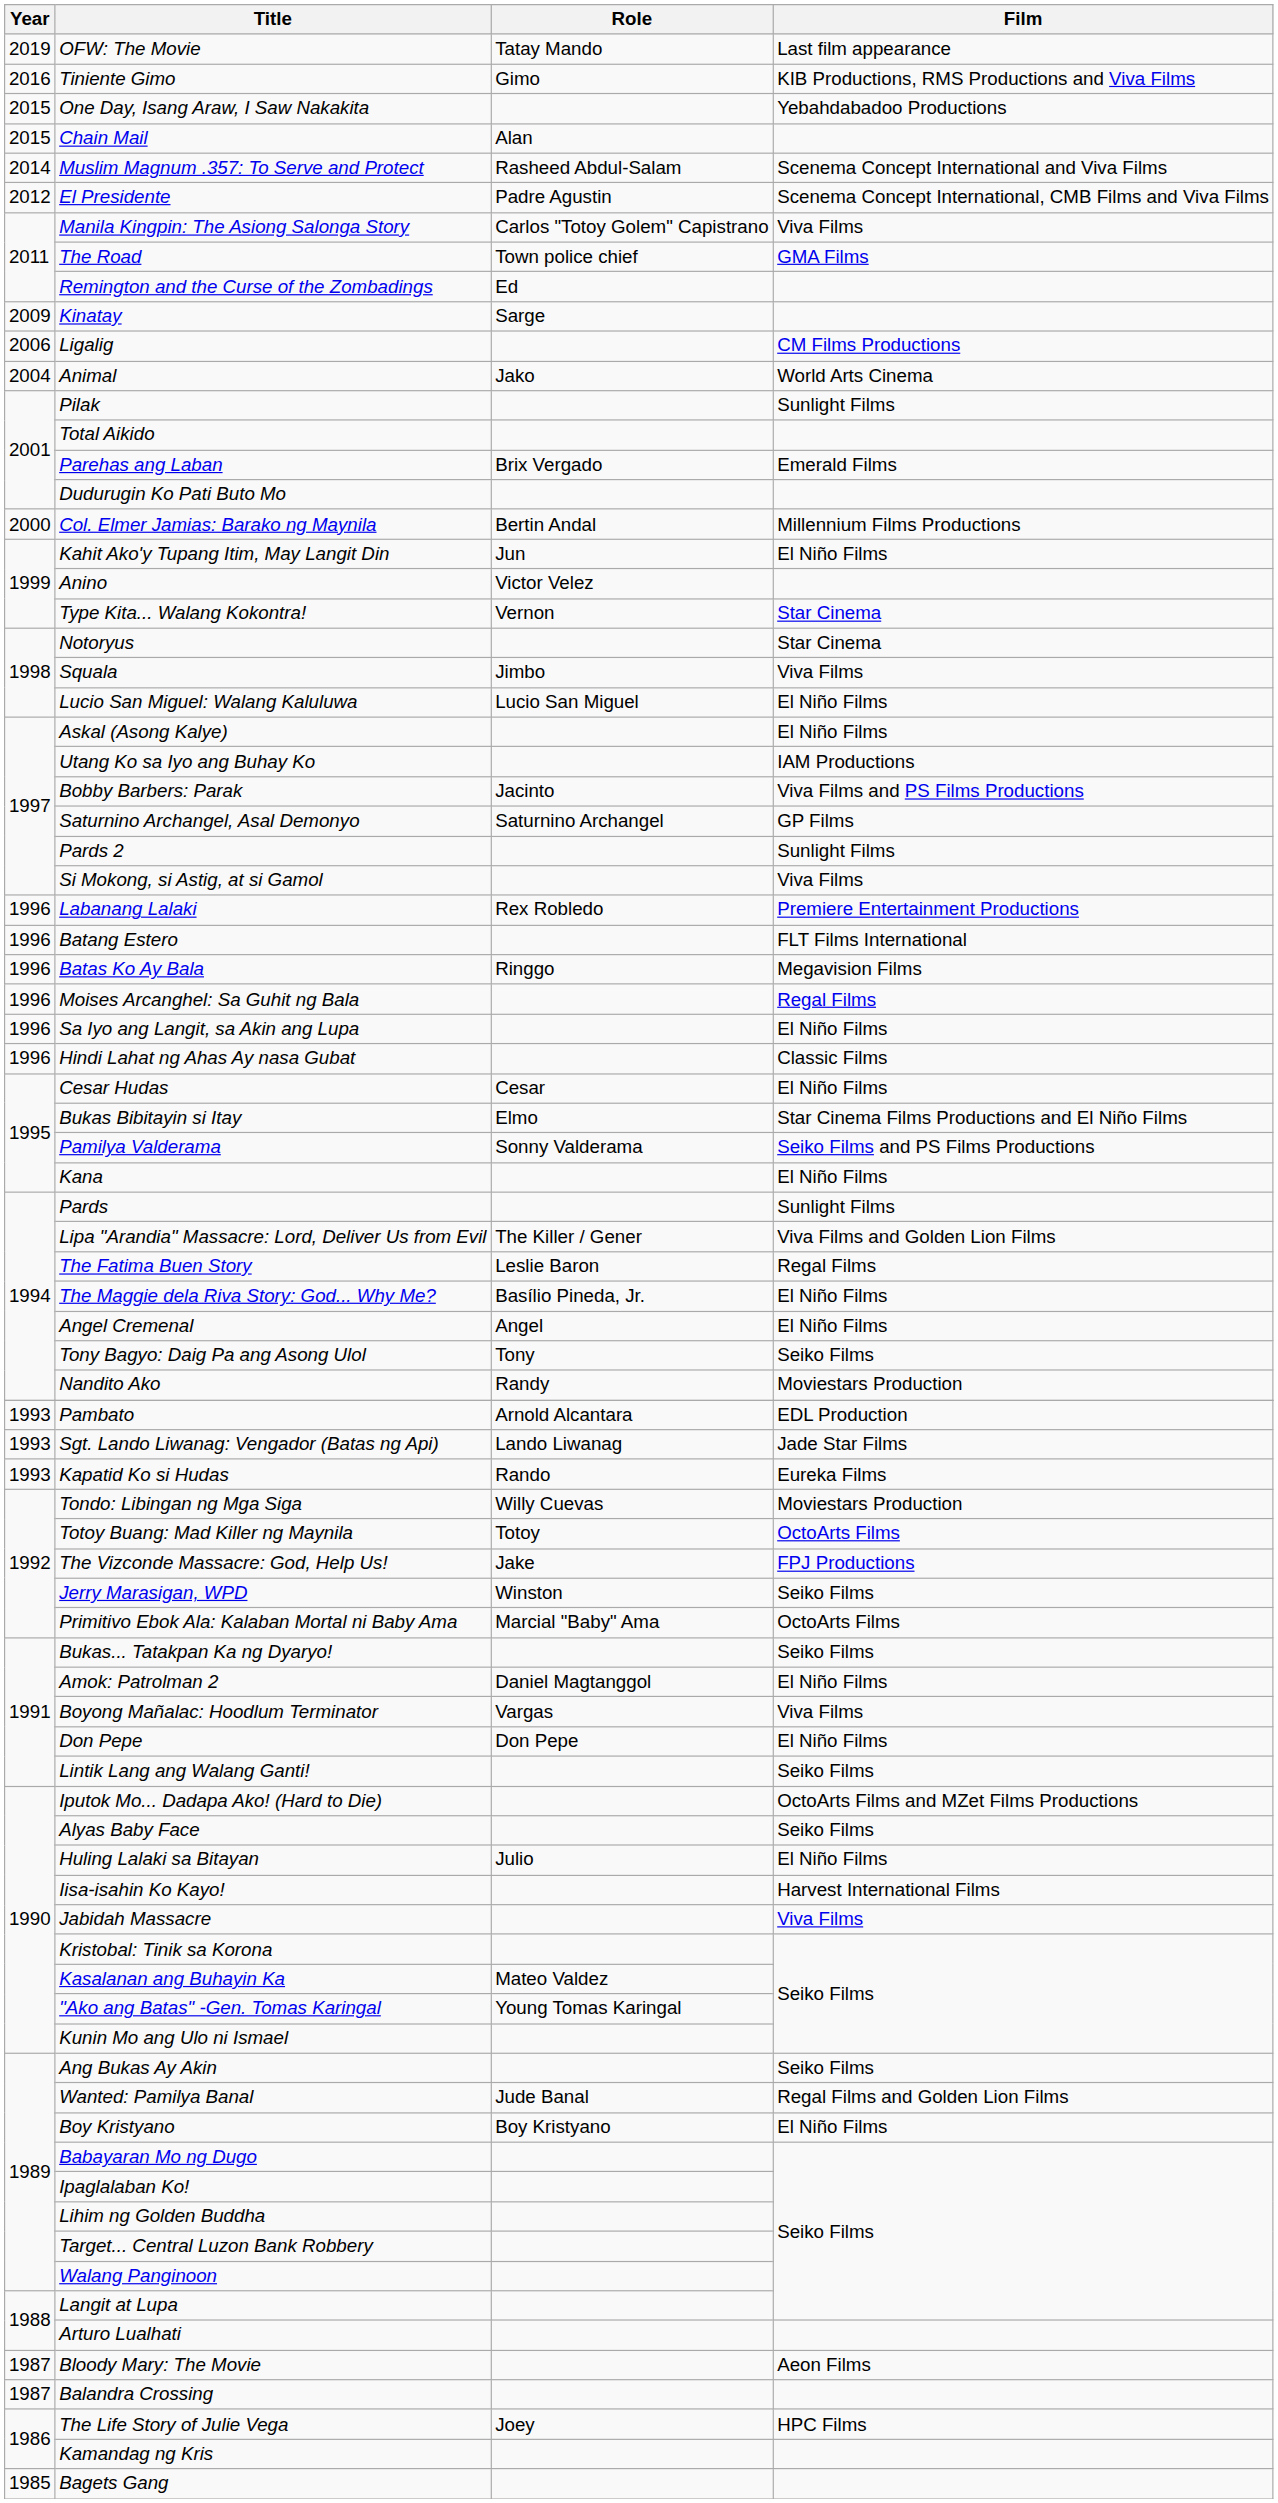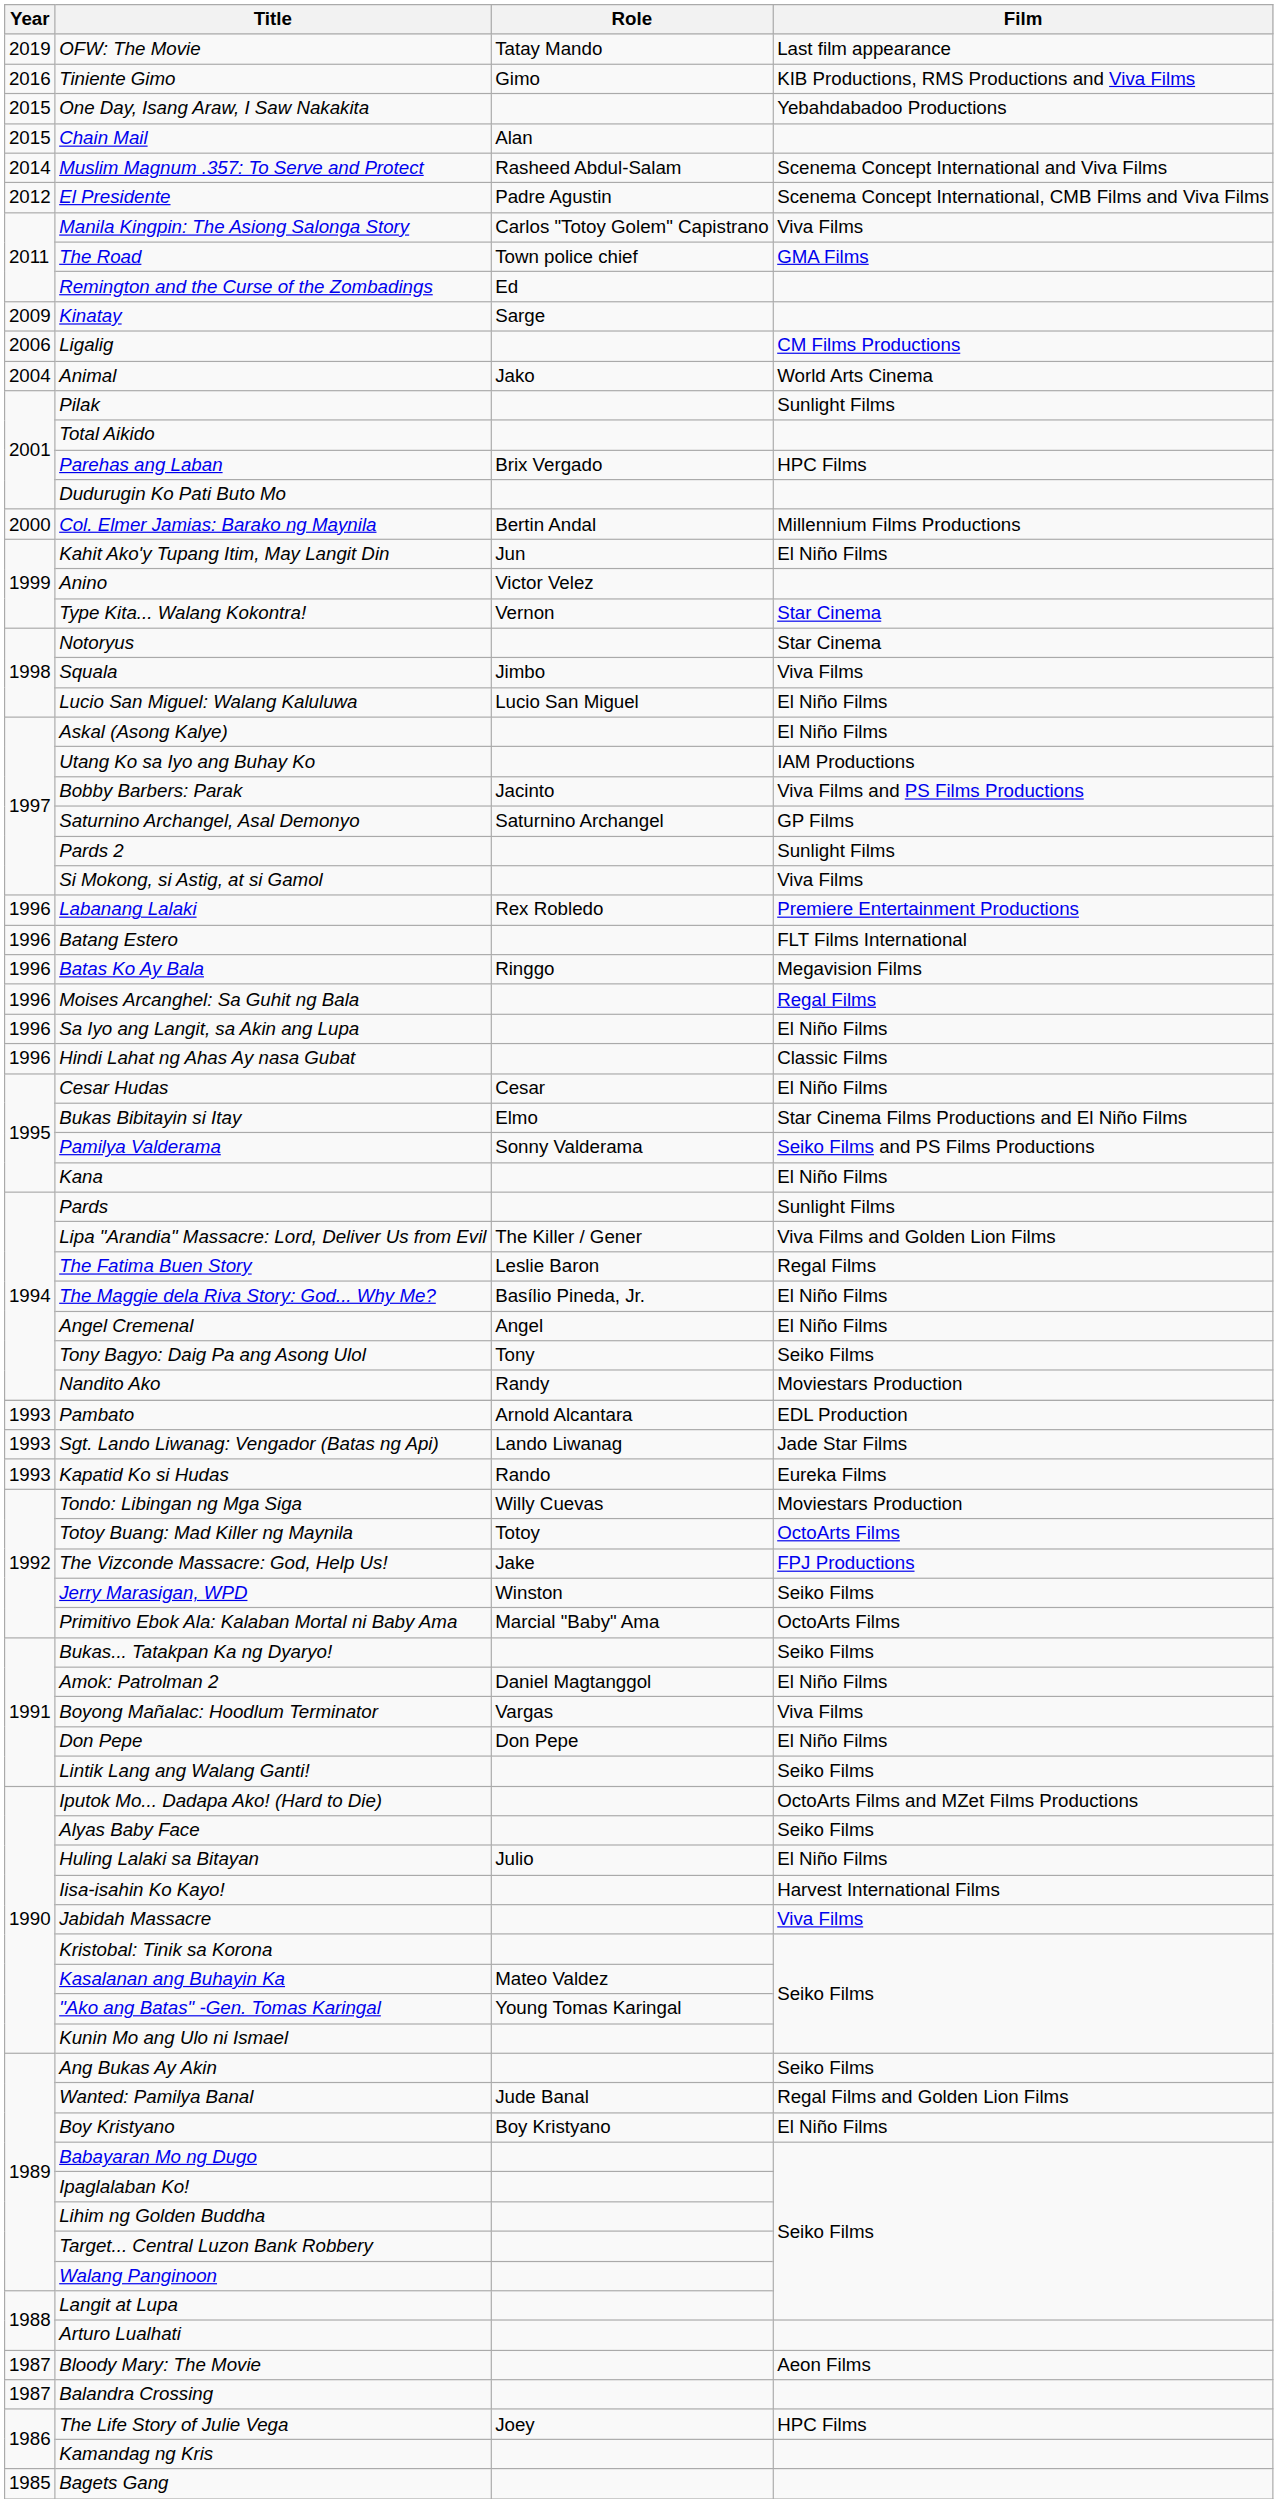(837, 464) Emerald Films -> (822, 464) HPC Films
